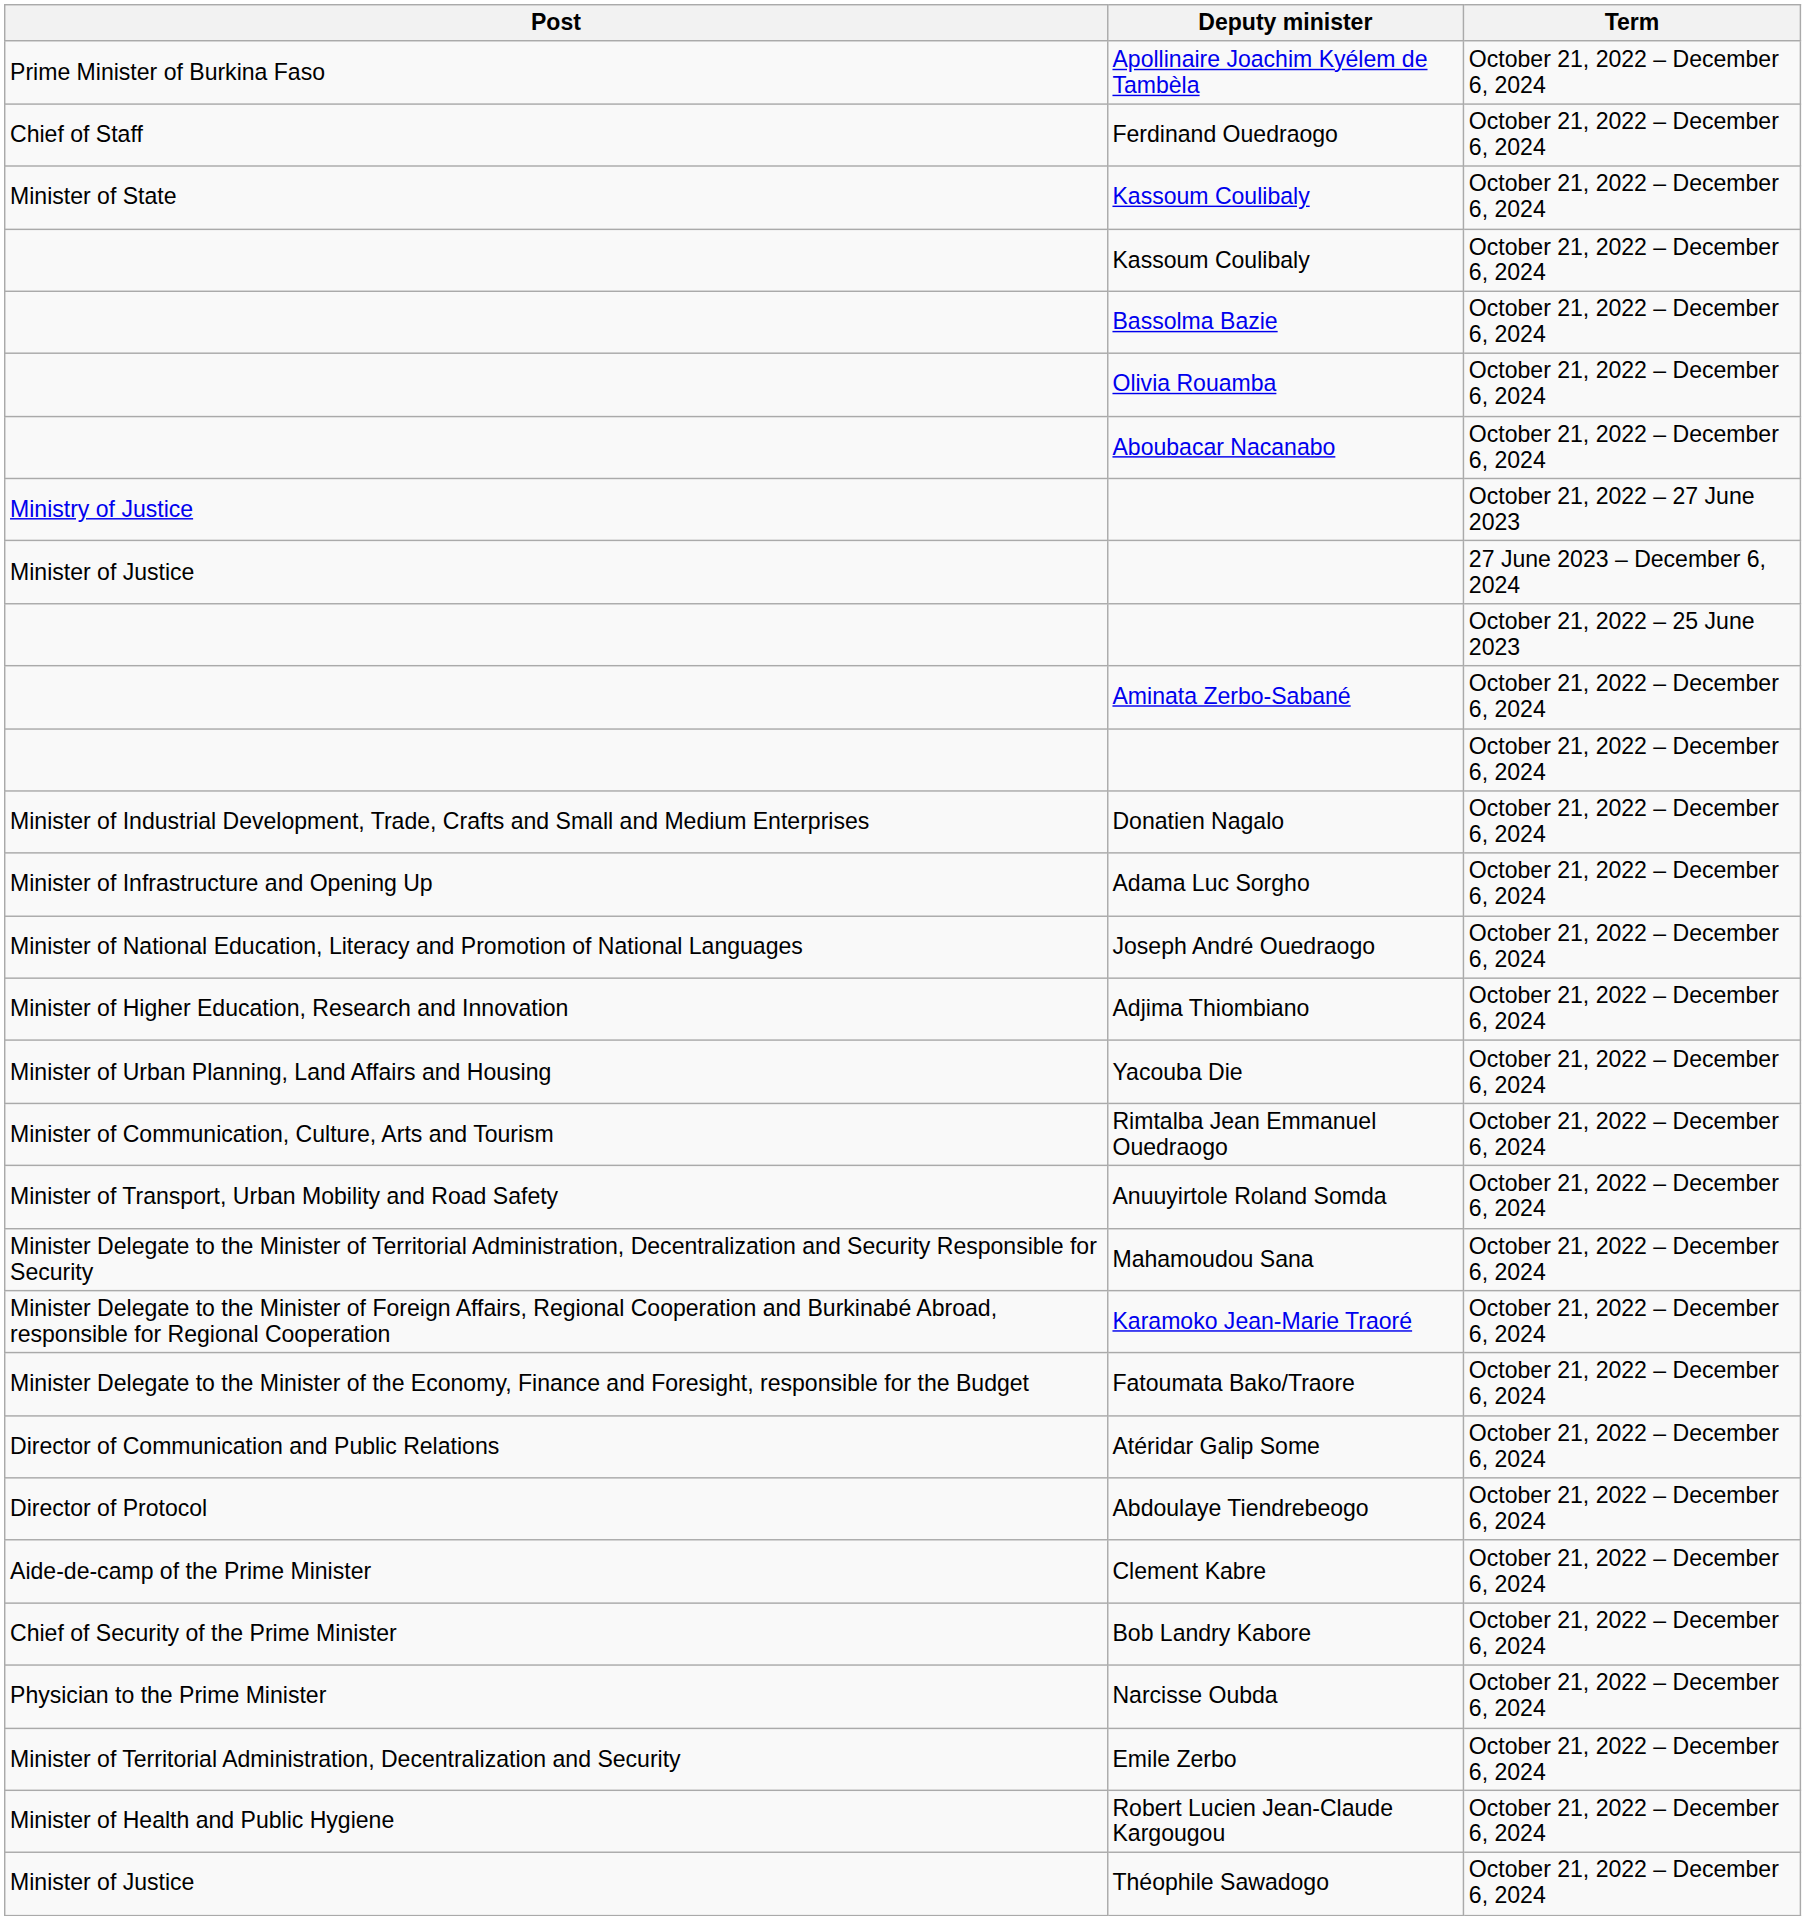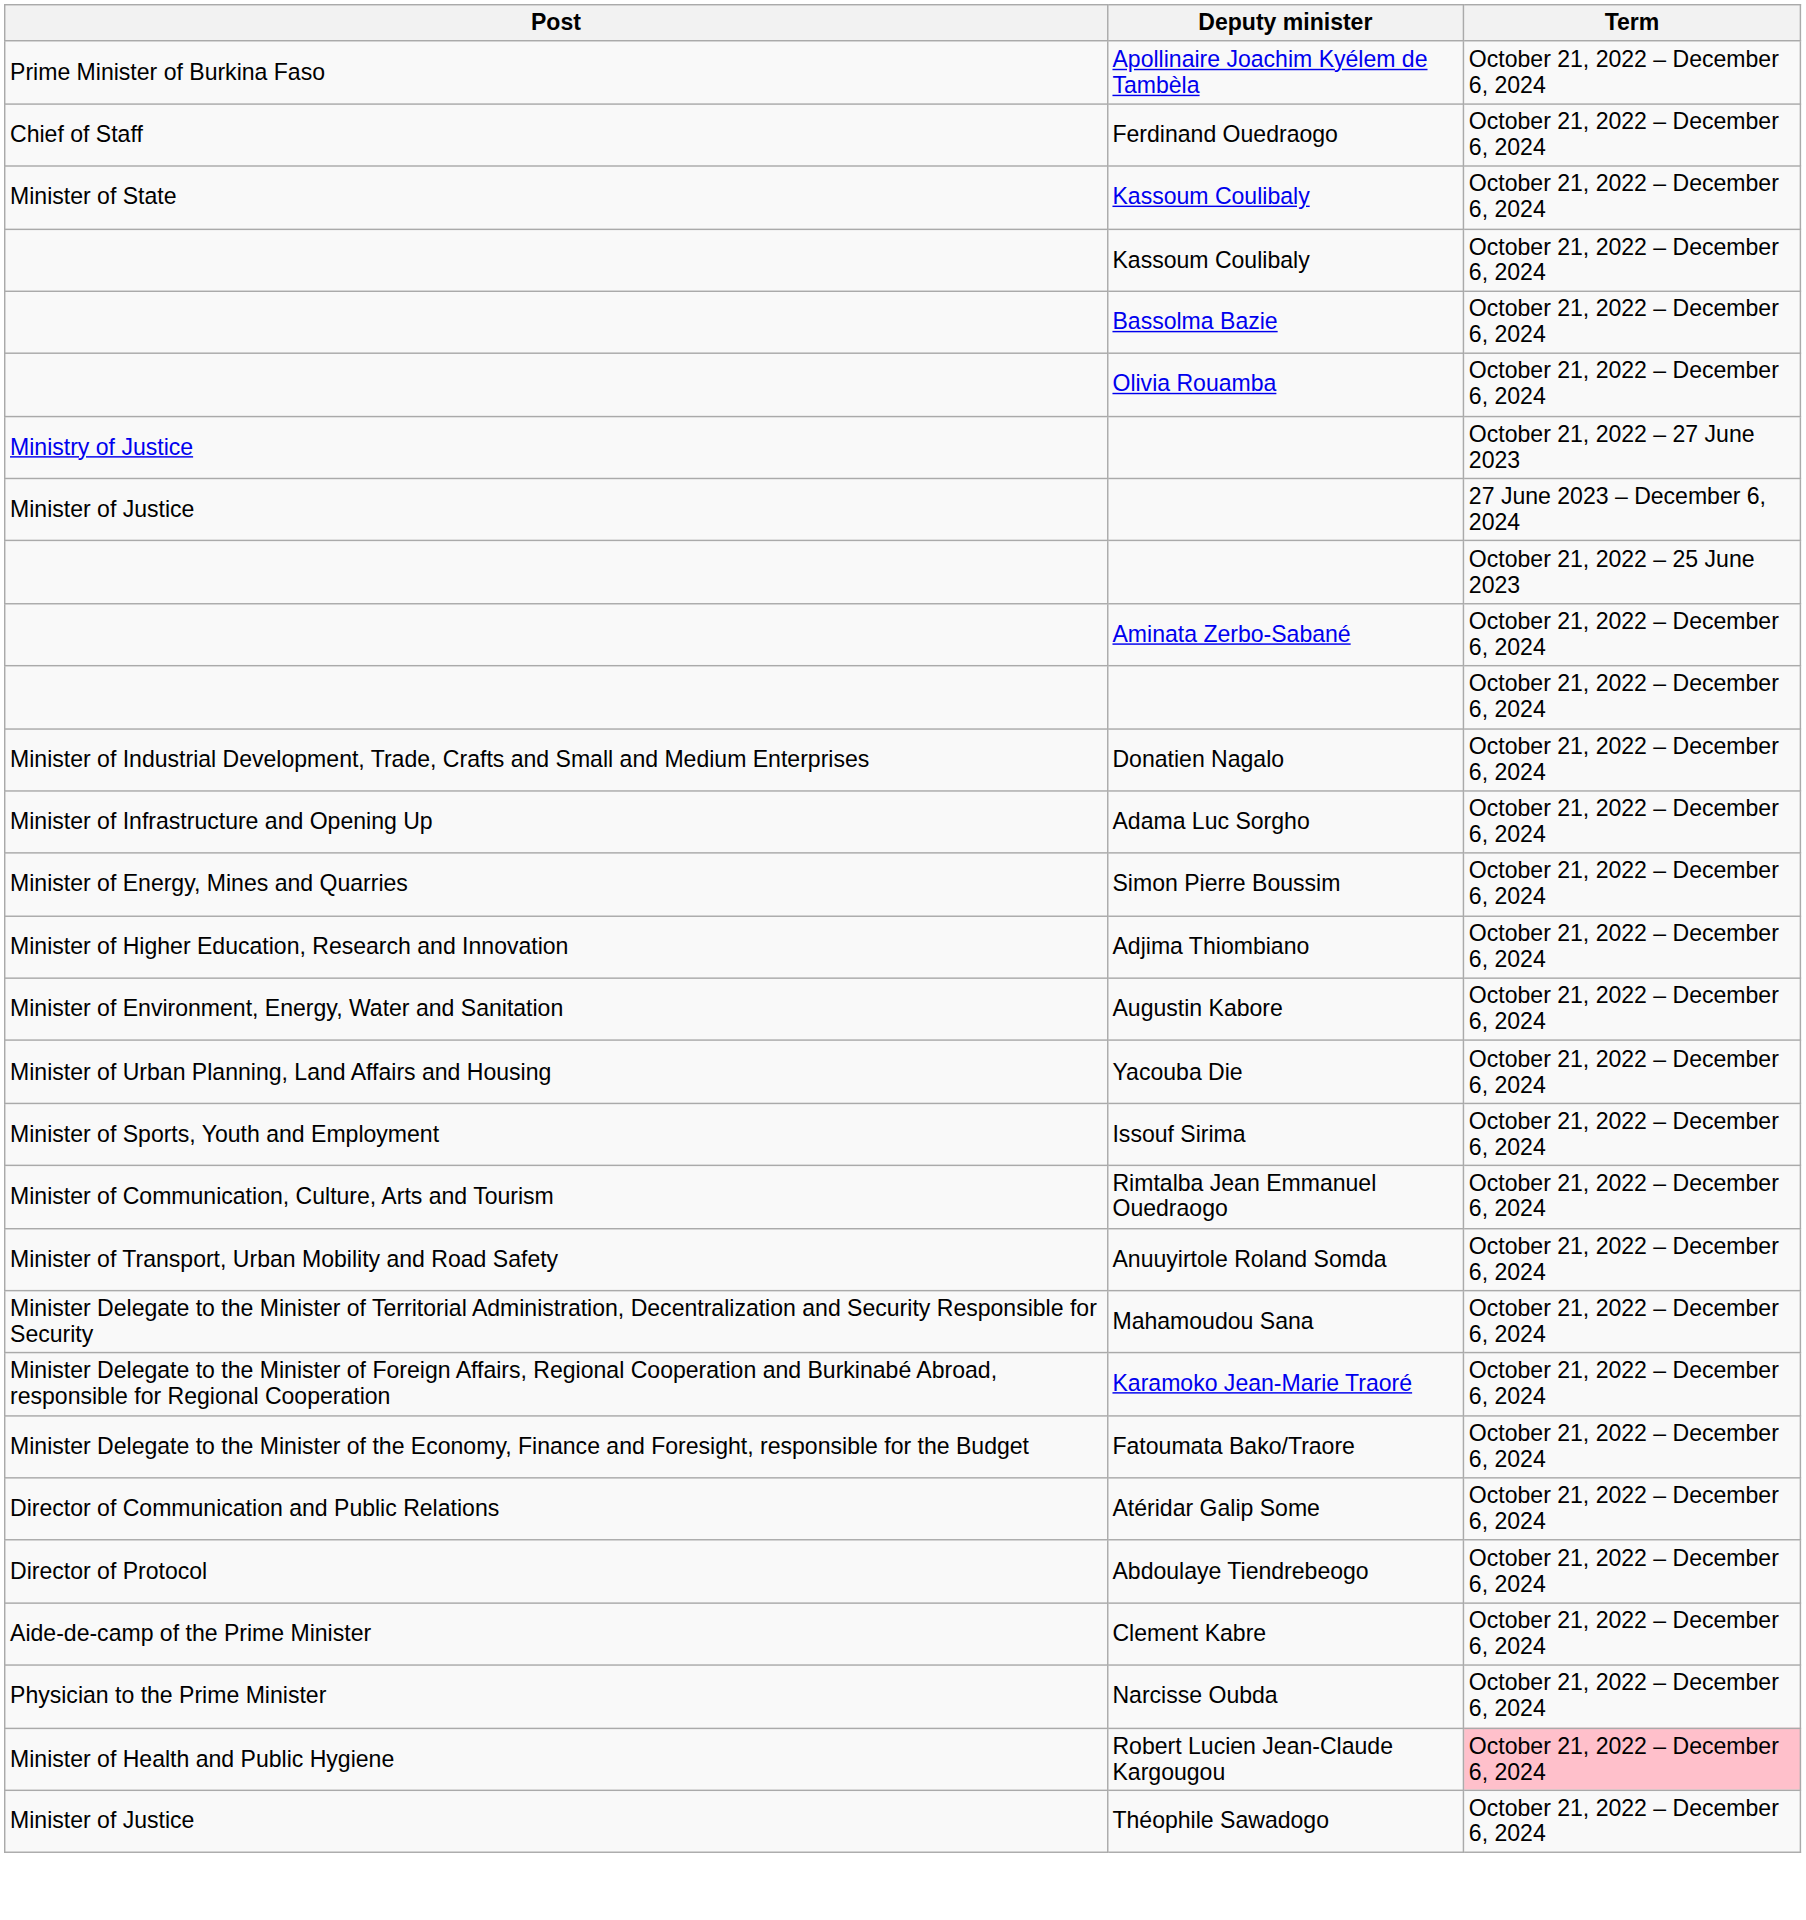- row: (556, 447)
+ row: (209, 884)
- row: (406, 946)
+ row: (287, 1009)
+ row: (225, 1134)
- row: (203, 1633)
- row: (345, 1758)
(1624, 1821) no background -> (1624, 1758) pink background
